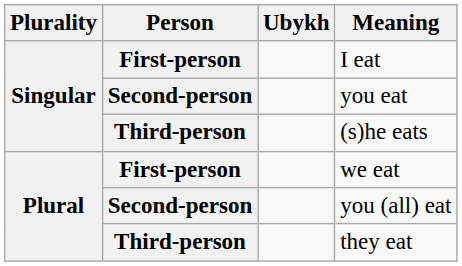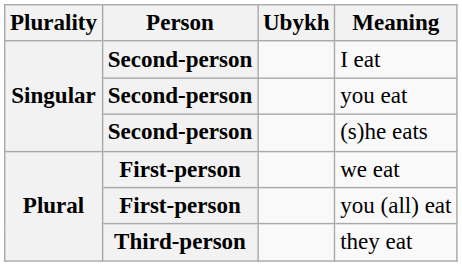(180, 59) First-person -> (180, 59) Second-person
(180, 132) Third-person -> (180, 132) Second-person
(180, 205) Second-person -> (180, 205) First-person
